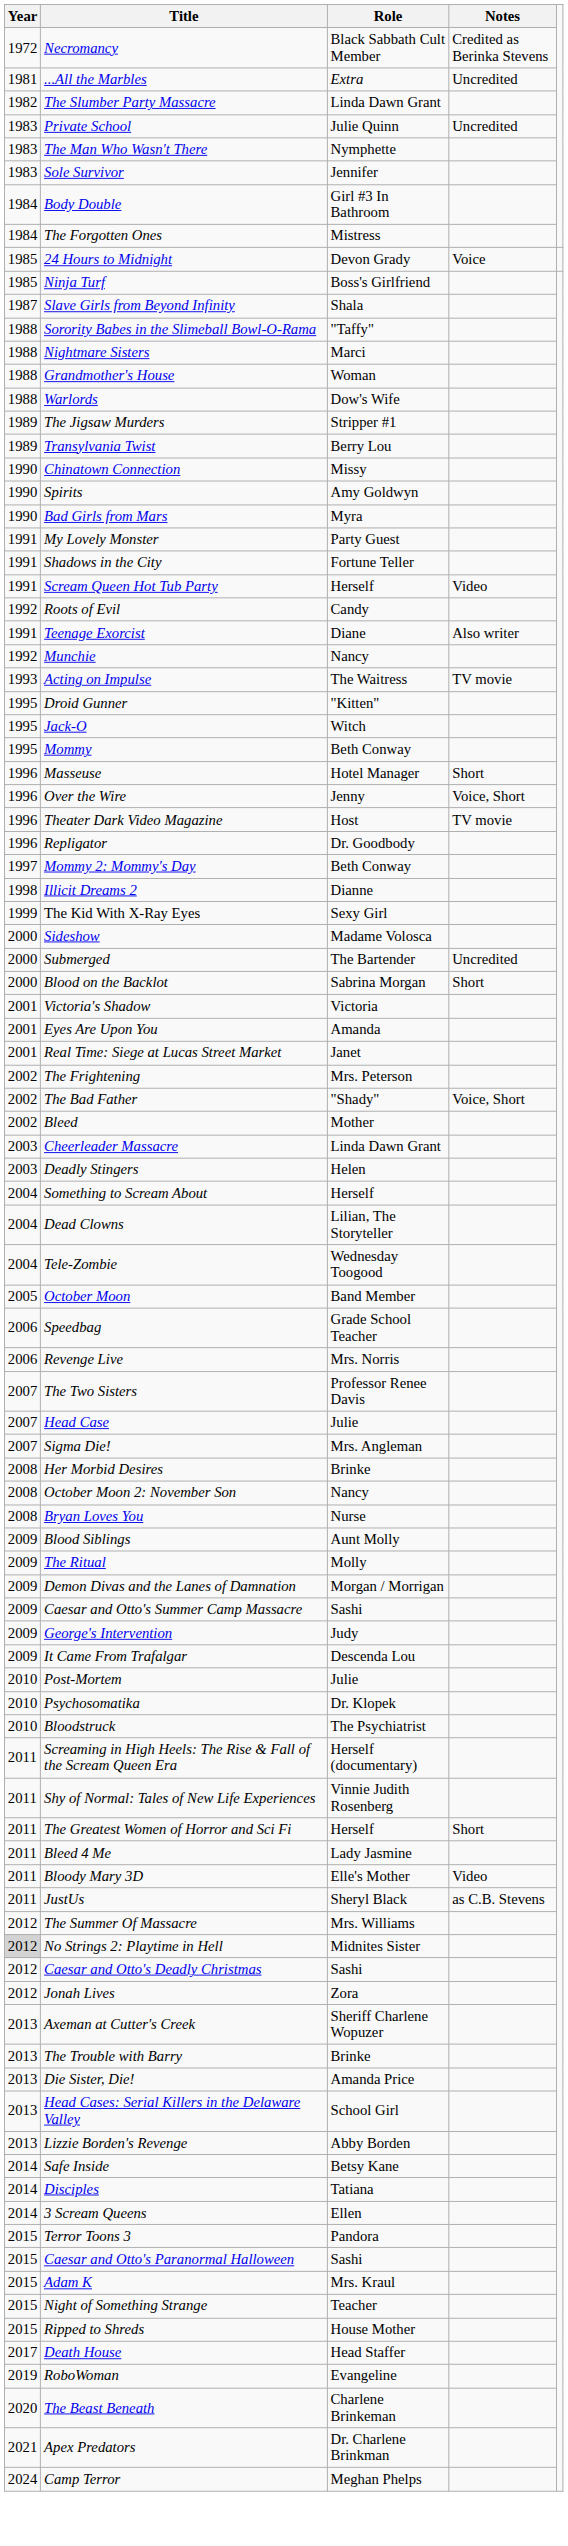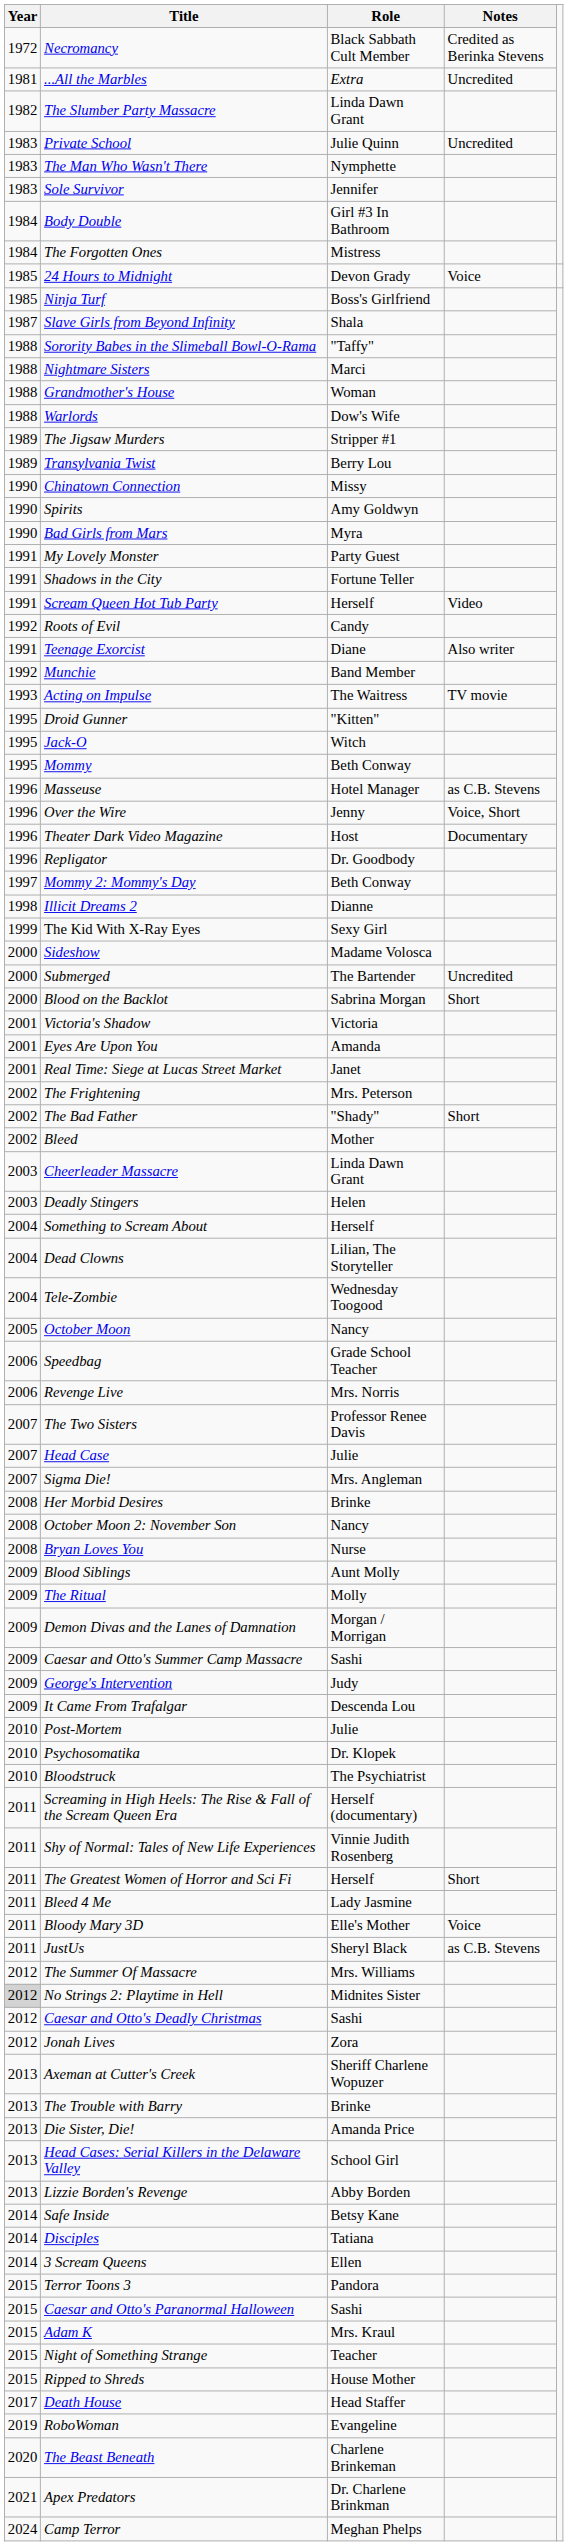(350, 656) Nancy -> (373, 672) Band Member
(468, 772) Short -> (494, 789) as C.B. Stevens
(482, 819) TV movie -> (488, 836) Documentary
(488, 1099) Voice, Short -> (464, 1116) Short
(373, 1296) Band Member -> (350, 1329) Nancy
(470, 1876) Video -> (464, 1925) Voice
